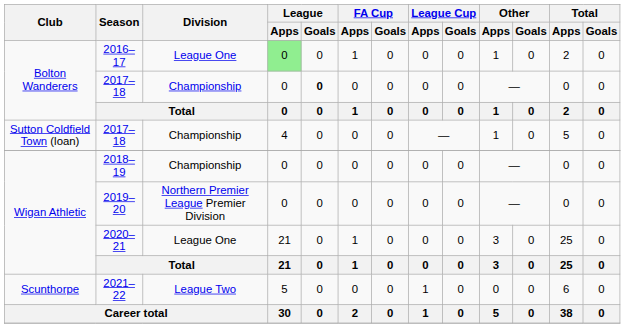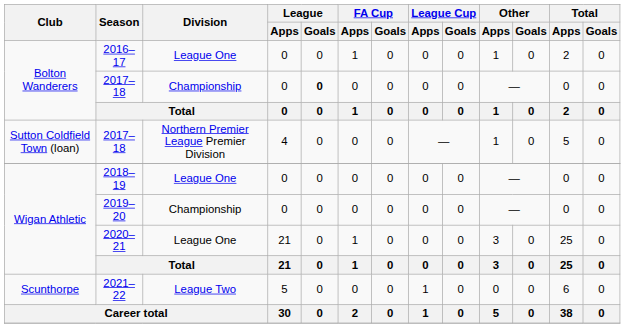(284, 55) lightgreen background -> (284, 55) no background
(205, 135) Championship -> (205, 141) Northern Premier League Premier Division
(205, 166) Championship -> (205, 179) League One
(205, 203) Northern Premier League Premier Division -> (205, 209) Championship
